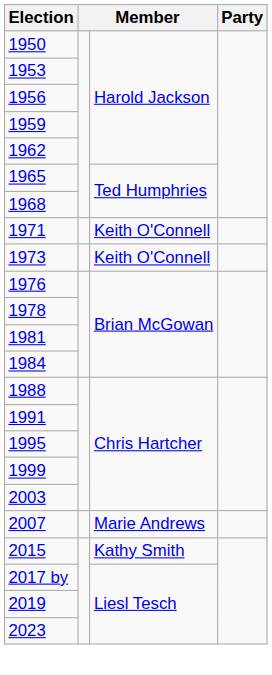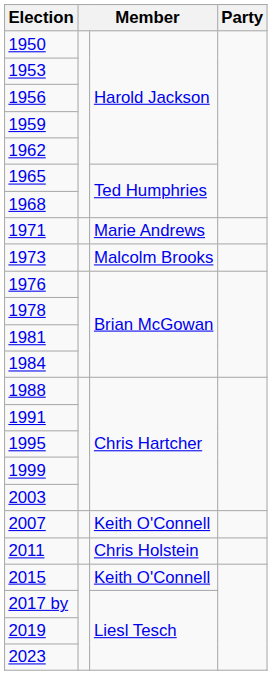(152, 230) Keith O'Connell -> (149, 230) Marie Andrews
(152, 257) Keith O'Connell -> (154, 257) Malcolm Brooks
(149, 524) Marie Andrews -> (152, 524) Keith O'Connell
+ row: (26, 550)
(139, 550) Kathy Smith -> (152, 577) Keith O'Connell
